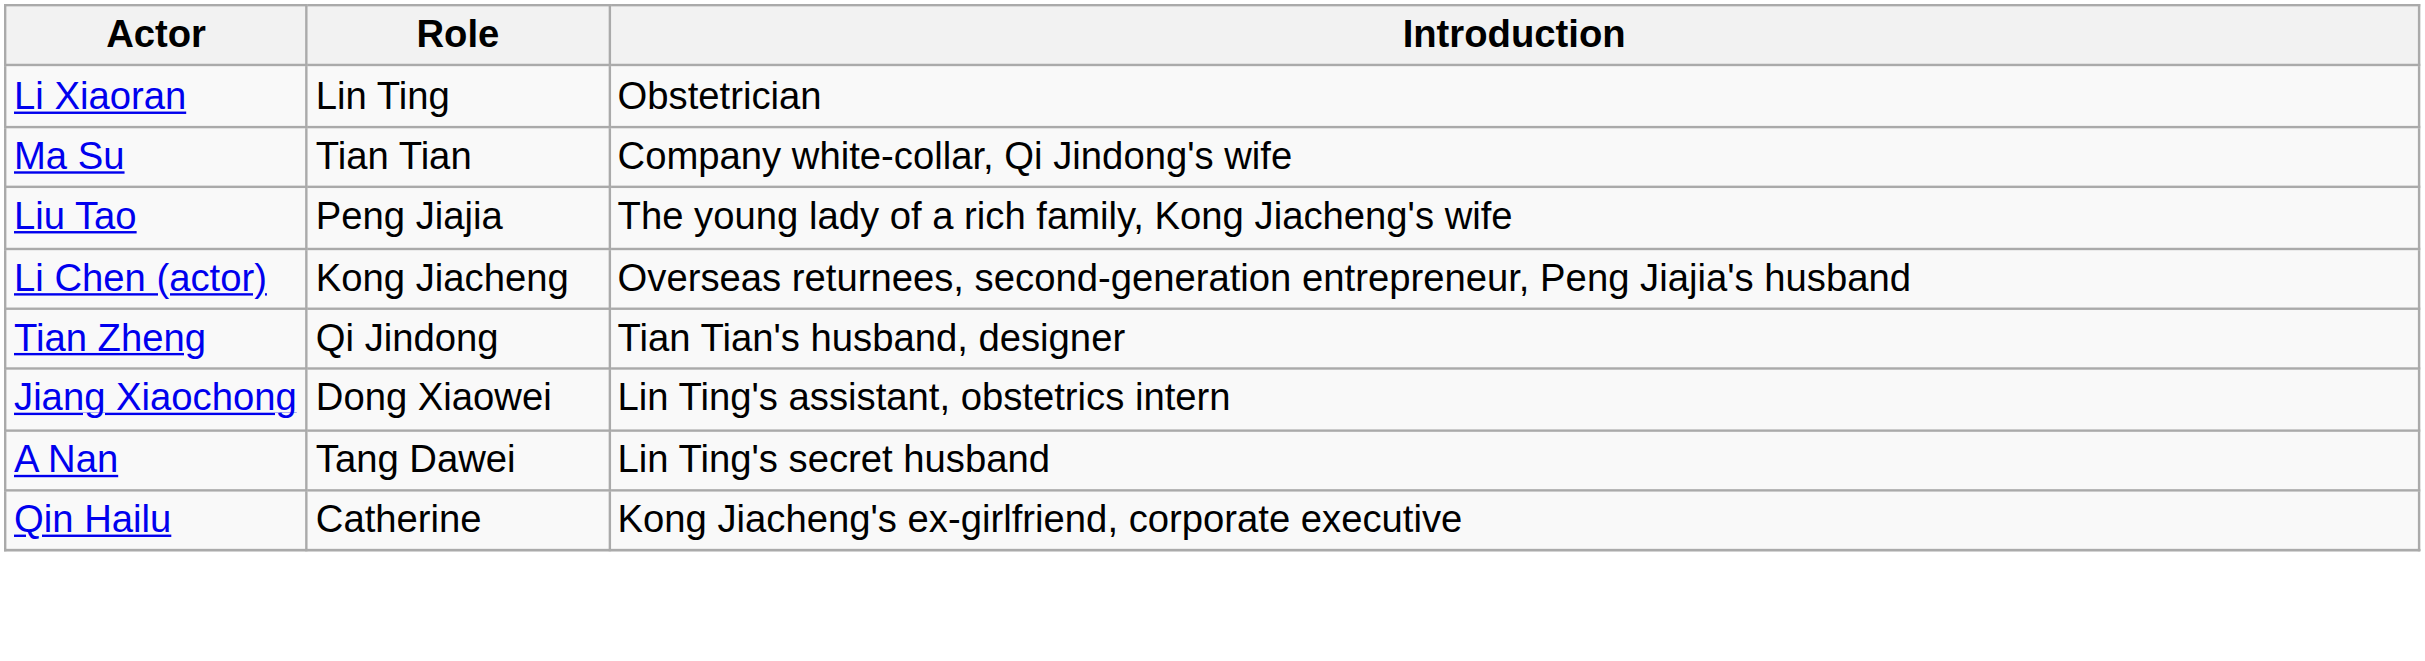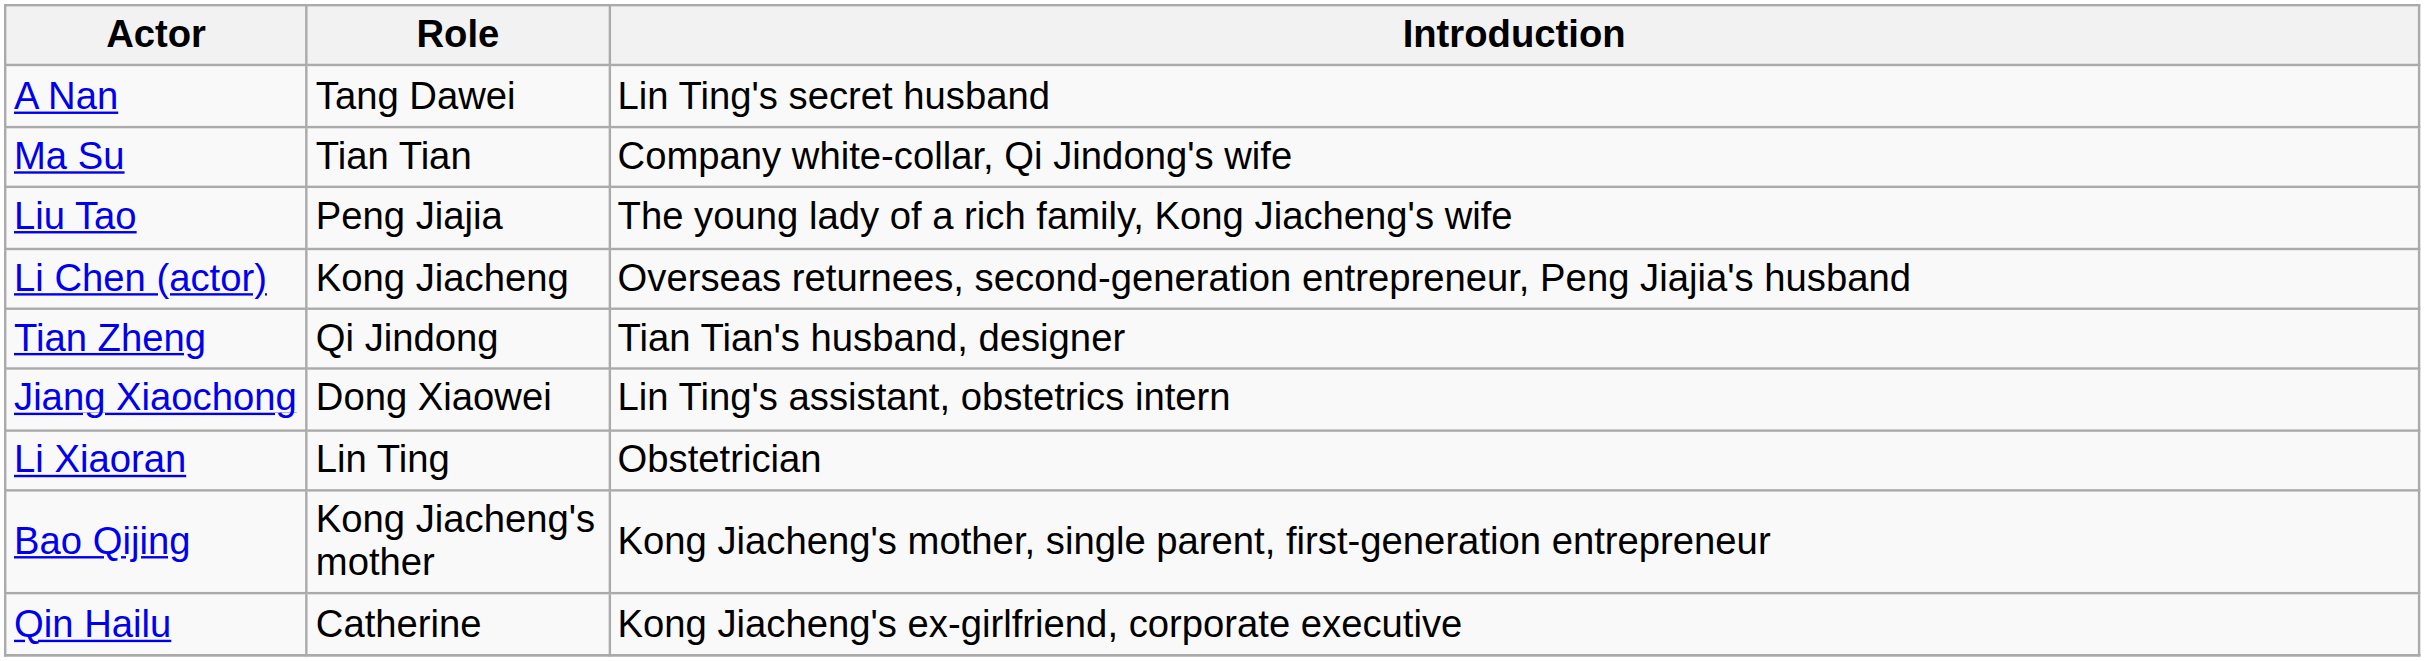rows swapped: (100, 95) <-> (66, 459)
+ row: (102, 541)
